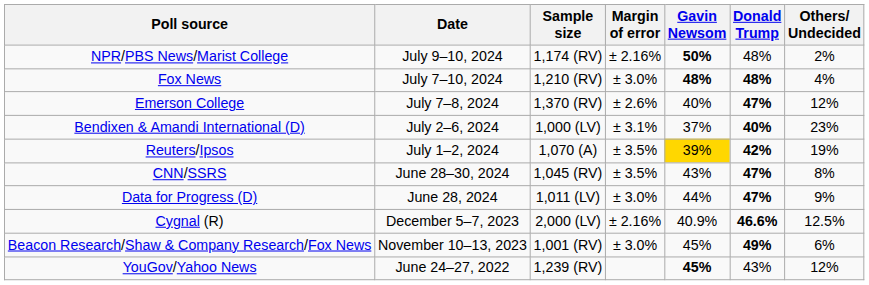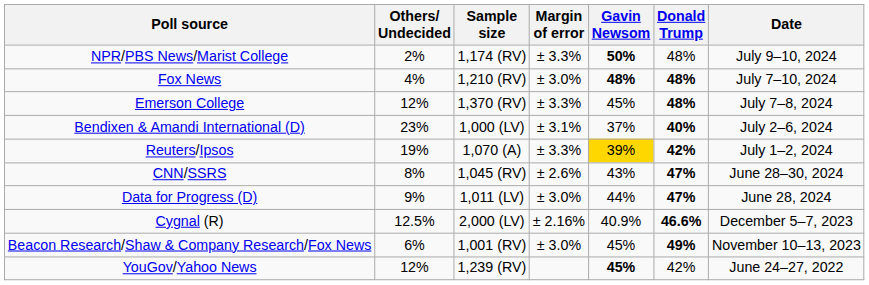columns swapped: (452, 25) <-> (824, 25)
(635, 56) ± 2.16% -> (559, 56) ± 3.3%
(635, 104) ± 2.6% -> (559, 104) ± 3.3%
(697, 104) 40% -> (621, 104) 45%
(757, 104) 47% -> (681, 104) 48%
(635, 151) ± 3.5% -> (559, 151) ± 3.3%
(635, 174) ± 3.5% -> (559, 174) ± 2.6%
(757, 268) 43% -> (681, 268) 42%
